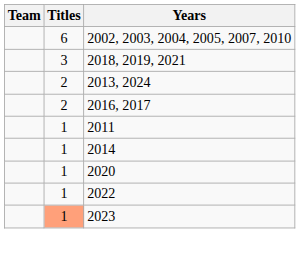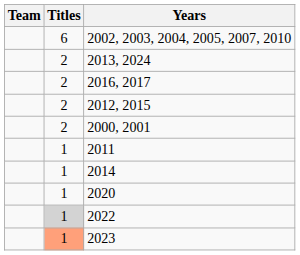- row: (136, 60)
+ row: (119, 104)
+ row: (119, 127)
(64, 194) no background -> (64, 216) lightgrey background
